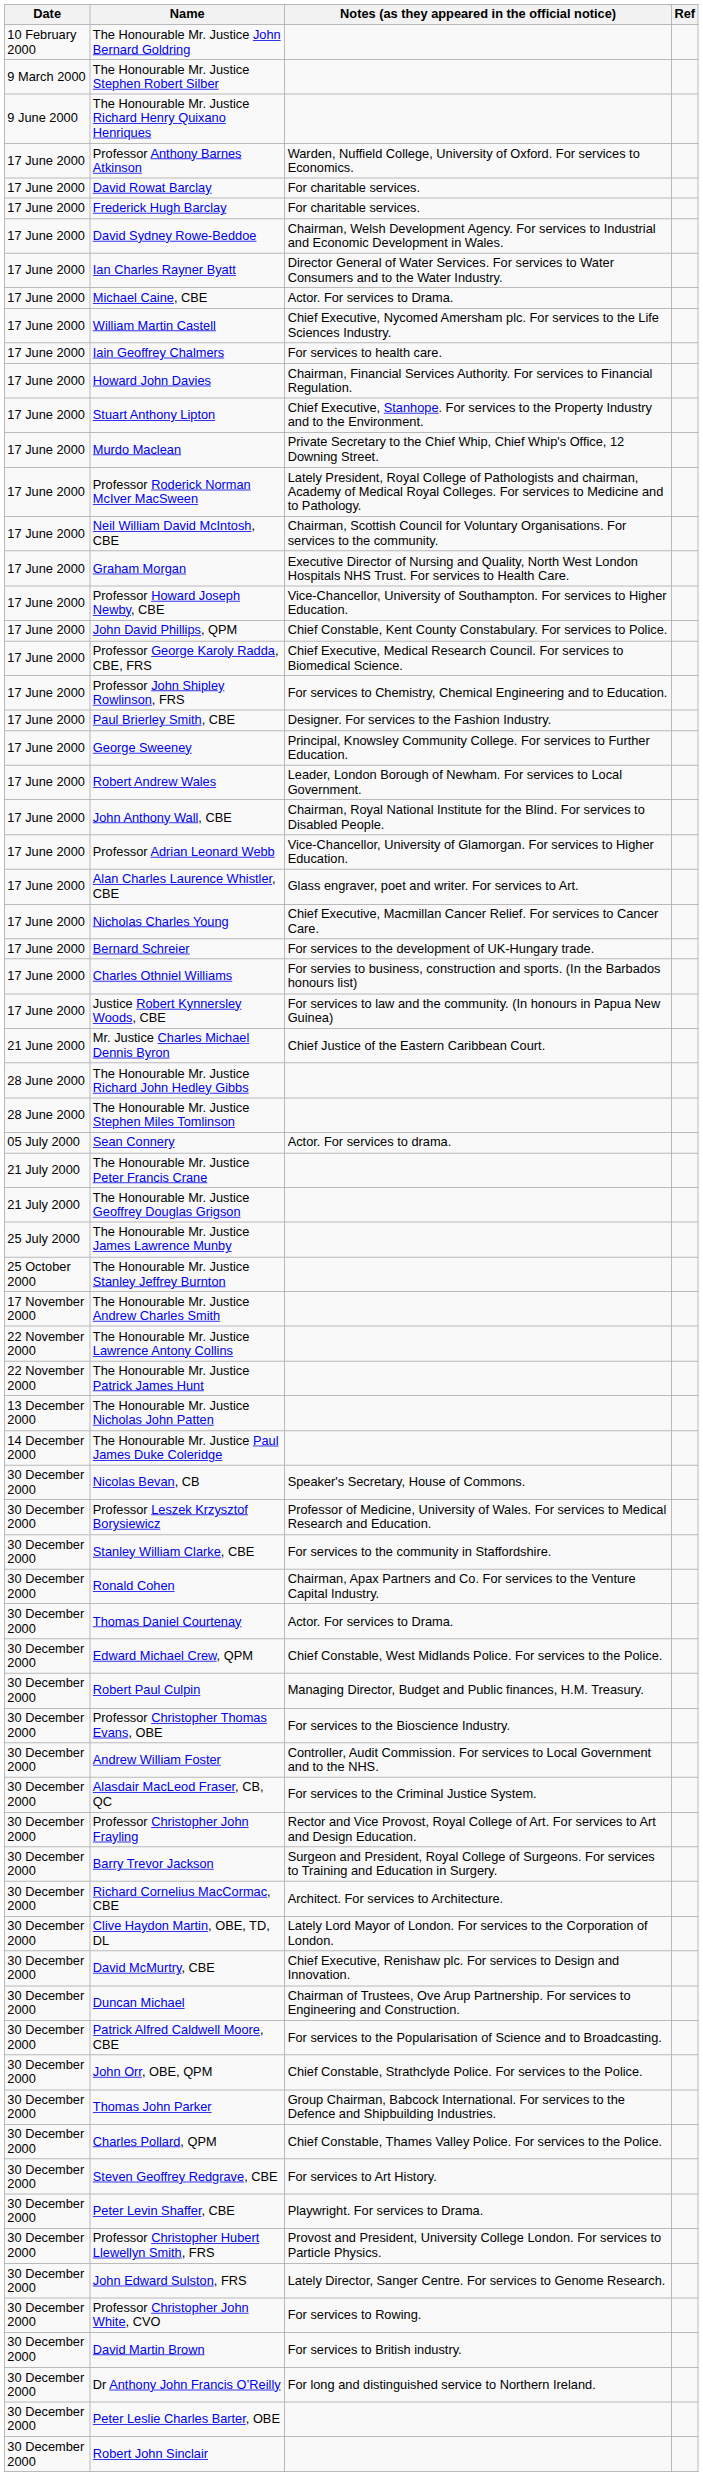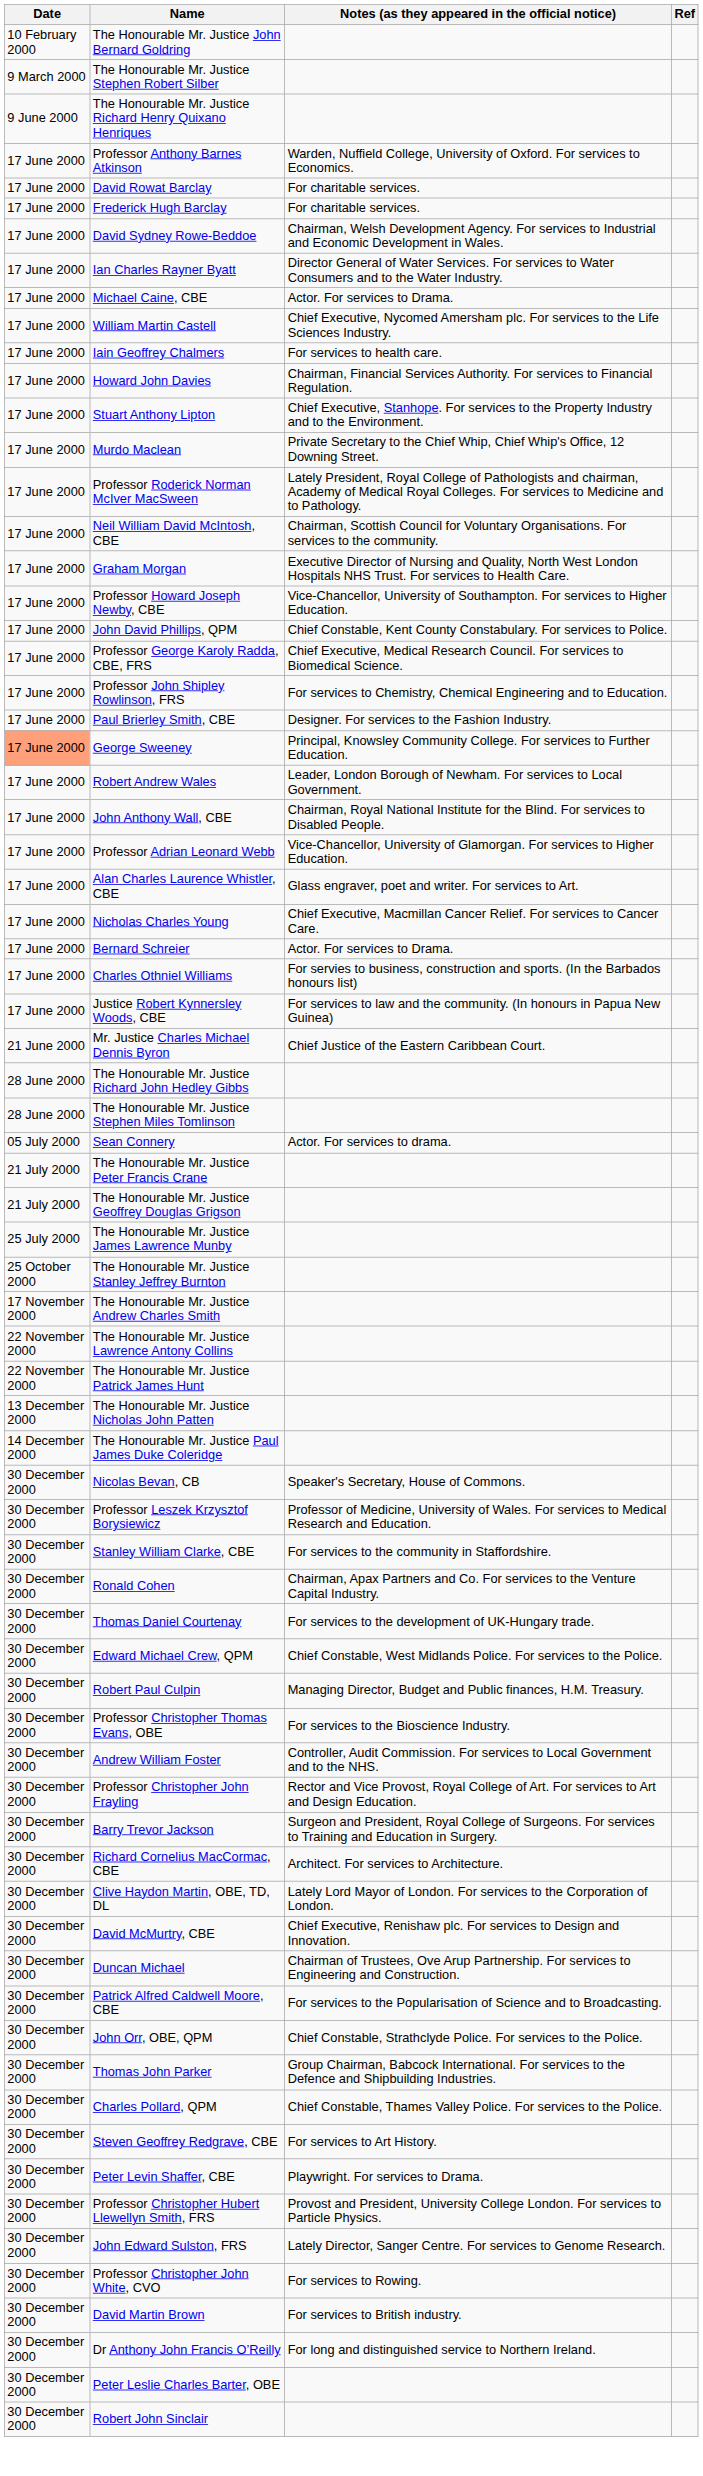(46, 747) no background -> (46, 747) lightsalmon background
(441, 948) For services to the development of UK-Hungary trade. -> (371, 948) Actor. For services to Drama.
(371, 1621) Actor. For services to Drama. -> (441, 1621) For services to the development of UK-Hungary trade.
- row: (178, 1794)
